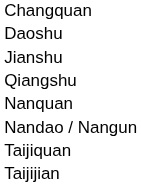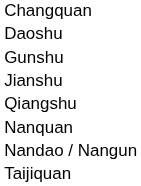+ row: (34, 57)
- row: (32, 173)
